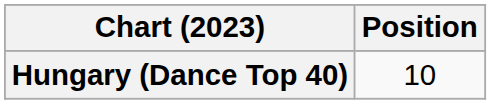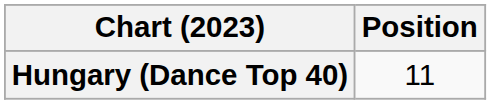(420, 74) 10 -> (420, 74) 11
